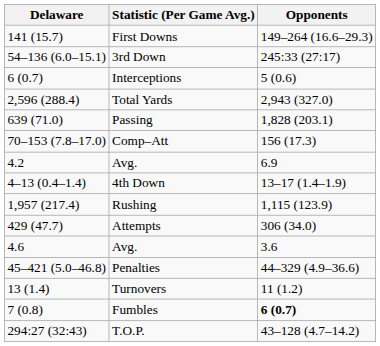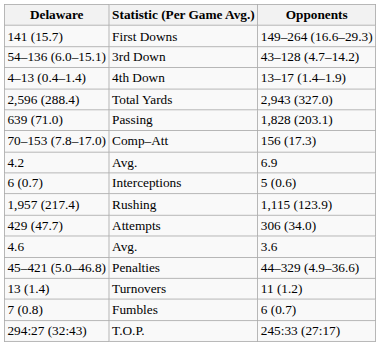(300, 57) 245:33 (27:17) -> (310, 57) 43–128 (4.7–14.2)
rows swapped: (47, 183) <-> (25, 78)
(279, 309) bold -> (279, 309) normal
(310, 330) 43–128 (4.7–14.2) -> (300, 330) 245:33 (27:17)
